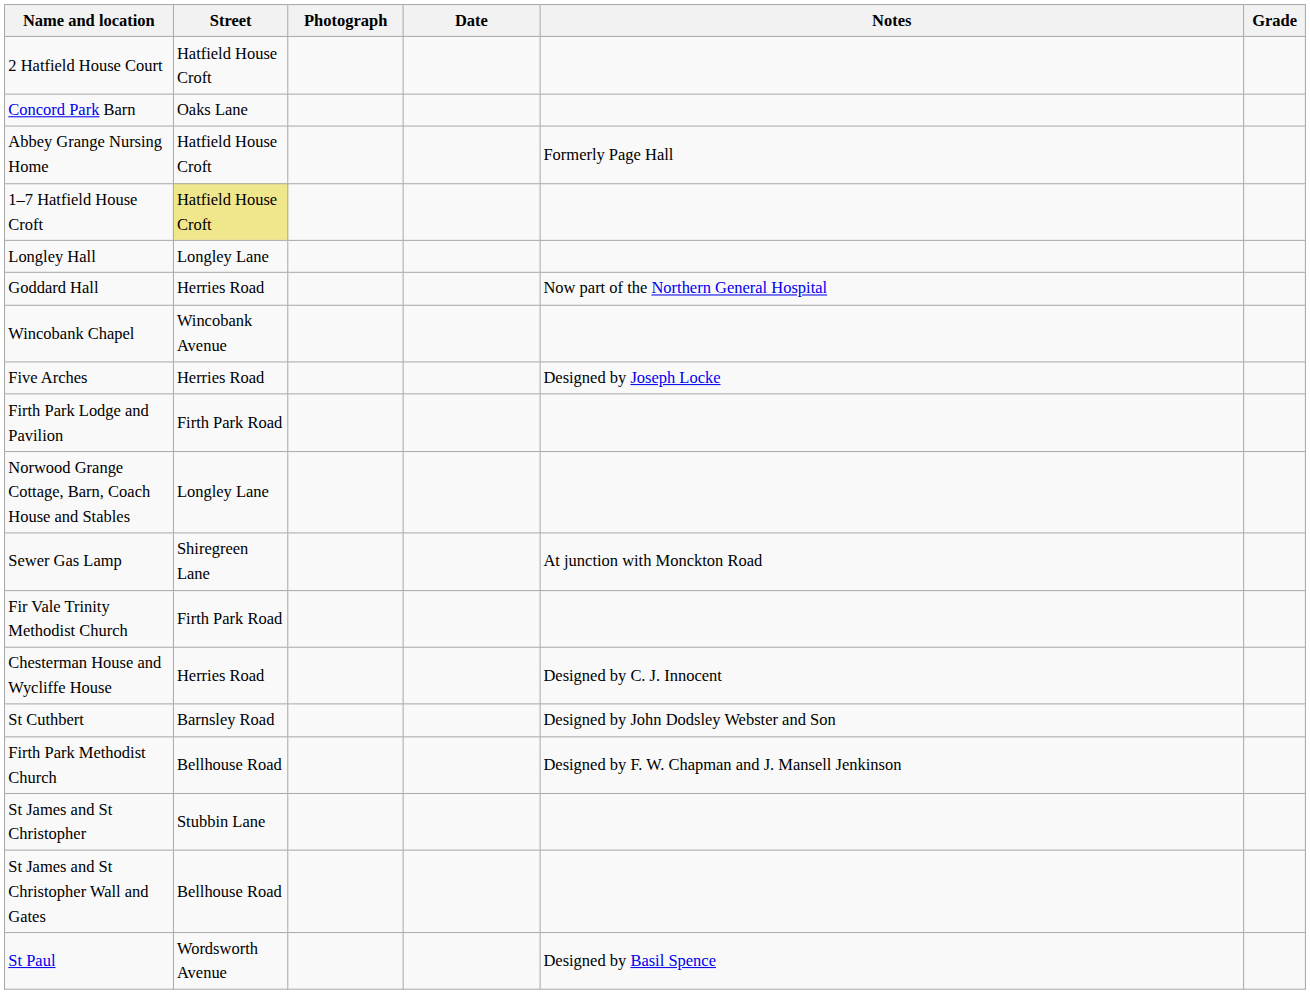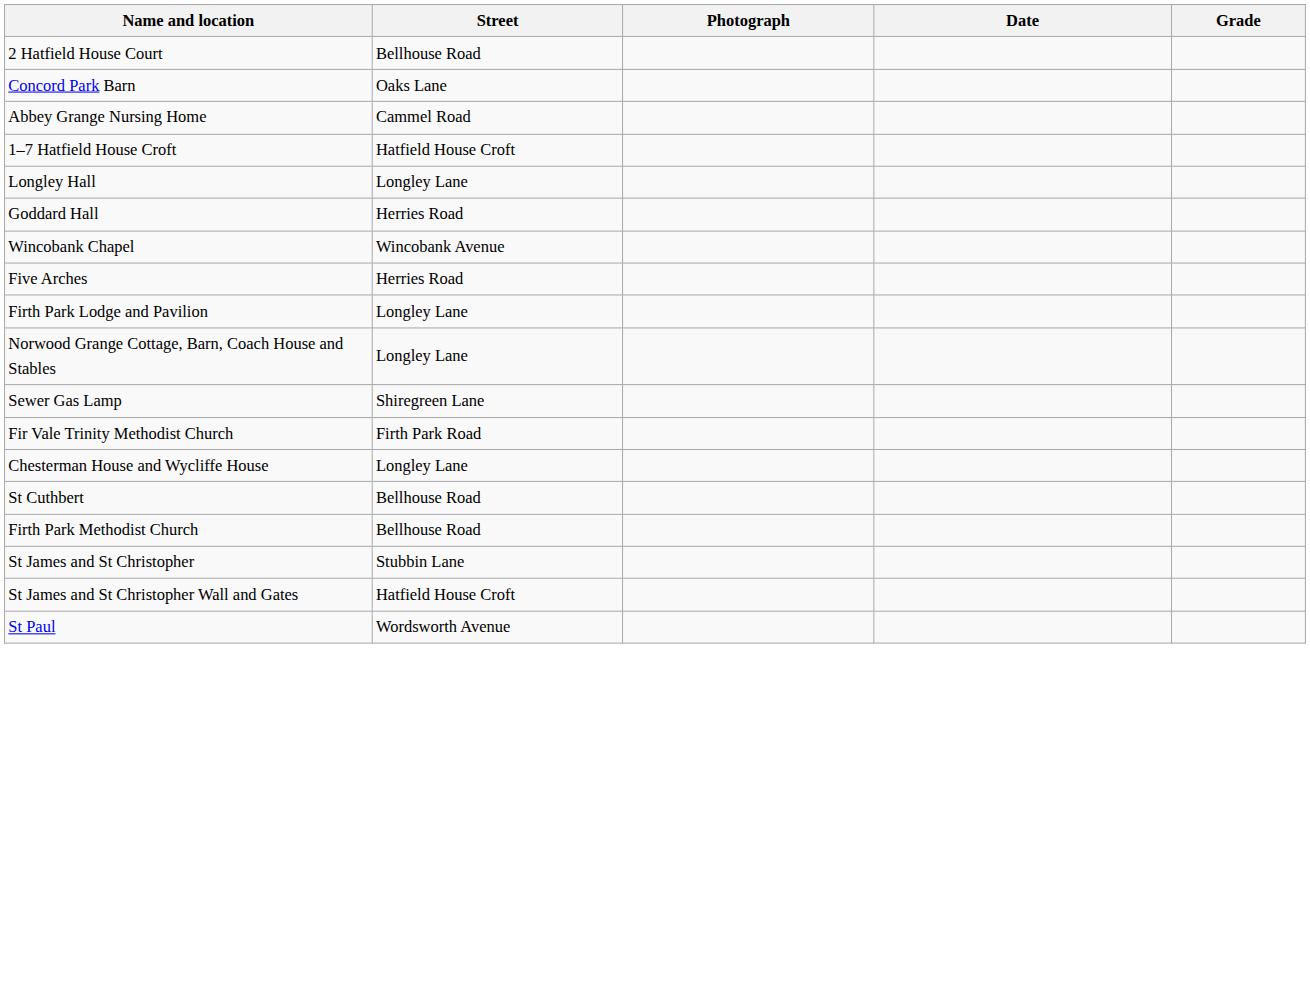- column: (892, 20)
(227, 65) Hatfield House Croft -> (428, 52) Bellhouse Road
(227, 154) Hatfield House Croft -> (423, 117) Cammel Road
(227, 211) khaki background -> (446, 149) no background
(230, 422) Firth Park Road -> (422, 311) Longley Lane
(221, 675) Herries Road -> (422, 465) Longley Lane
(226, 720) Barnsley Road -> (428, 497) Bellhouse Road
(229, 891) Bellhouse Road -> (446, 594) Hatfield House Croft
